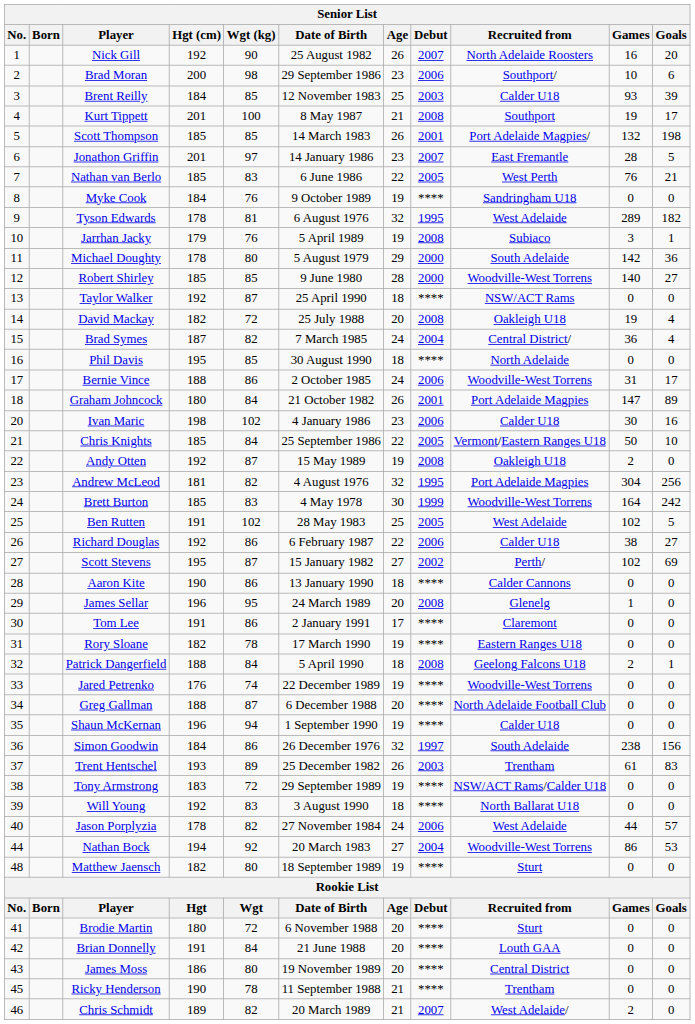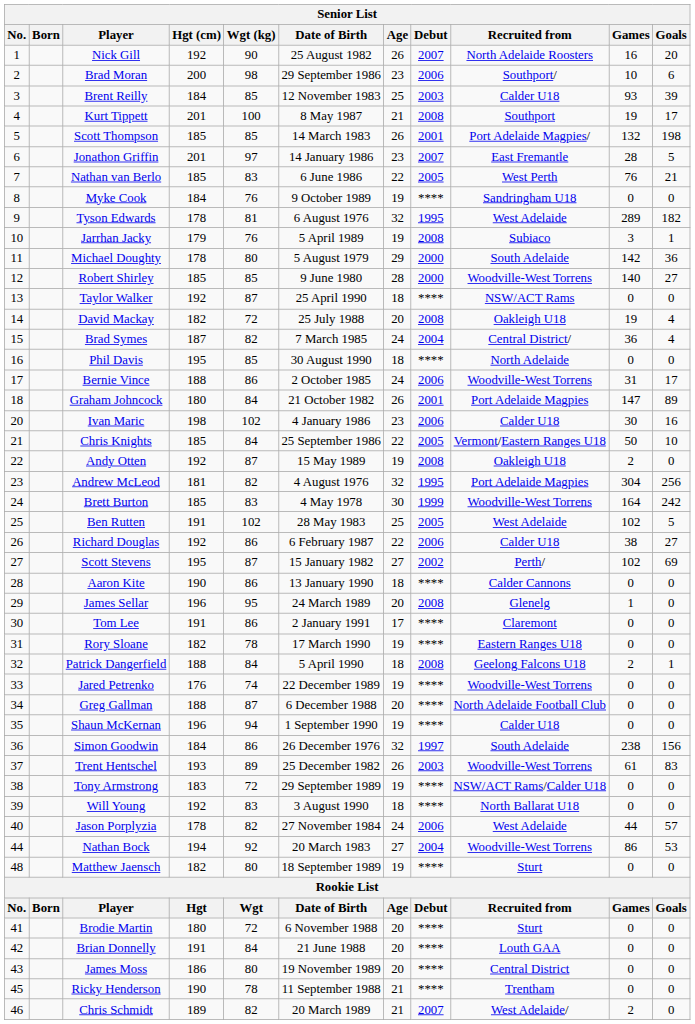(530, 765) Trentham -> (530, 765) Woodville-West Torrens
